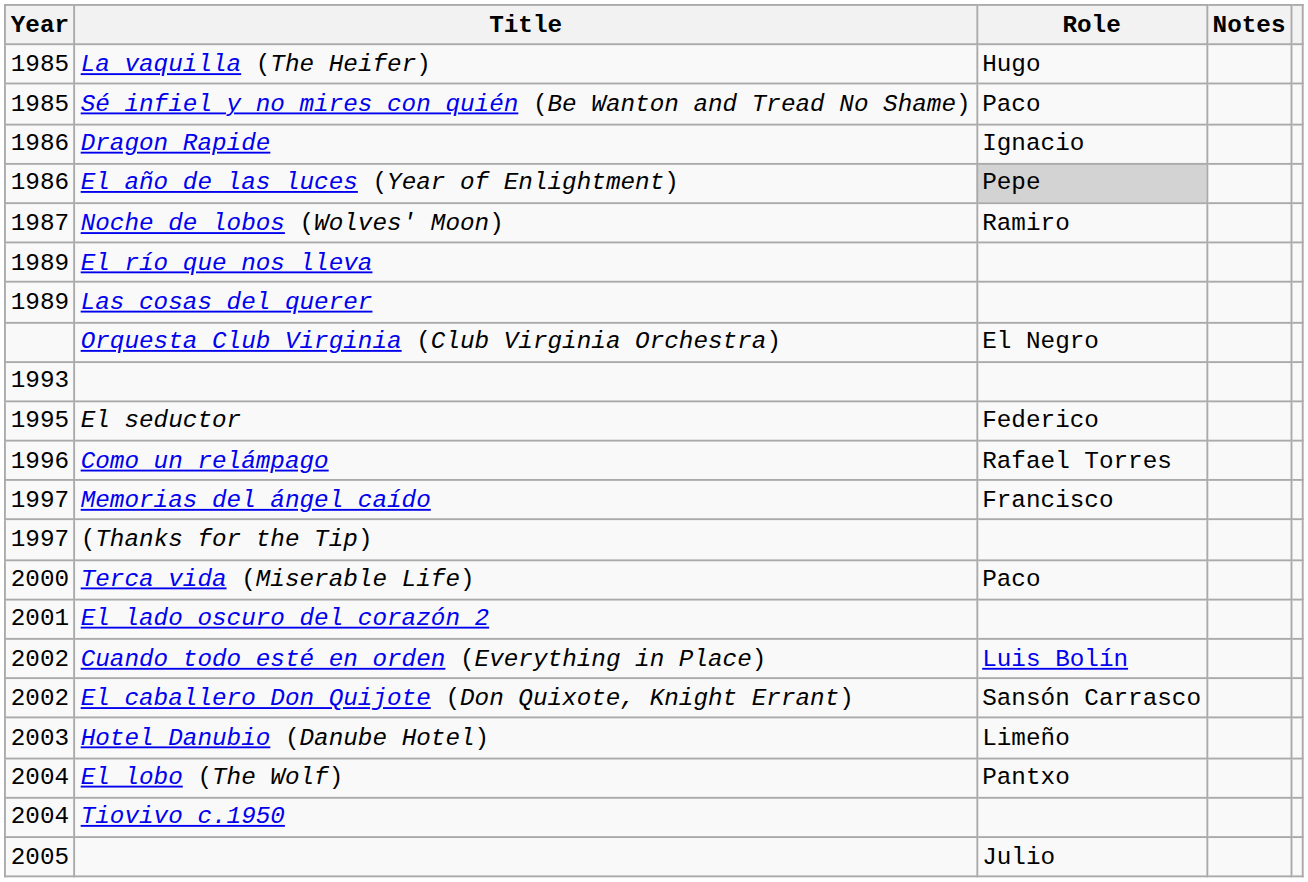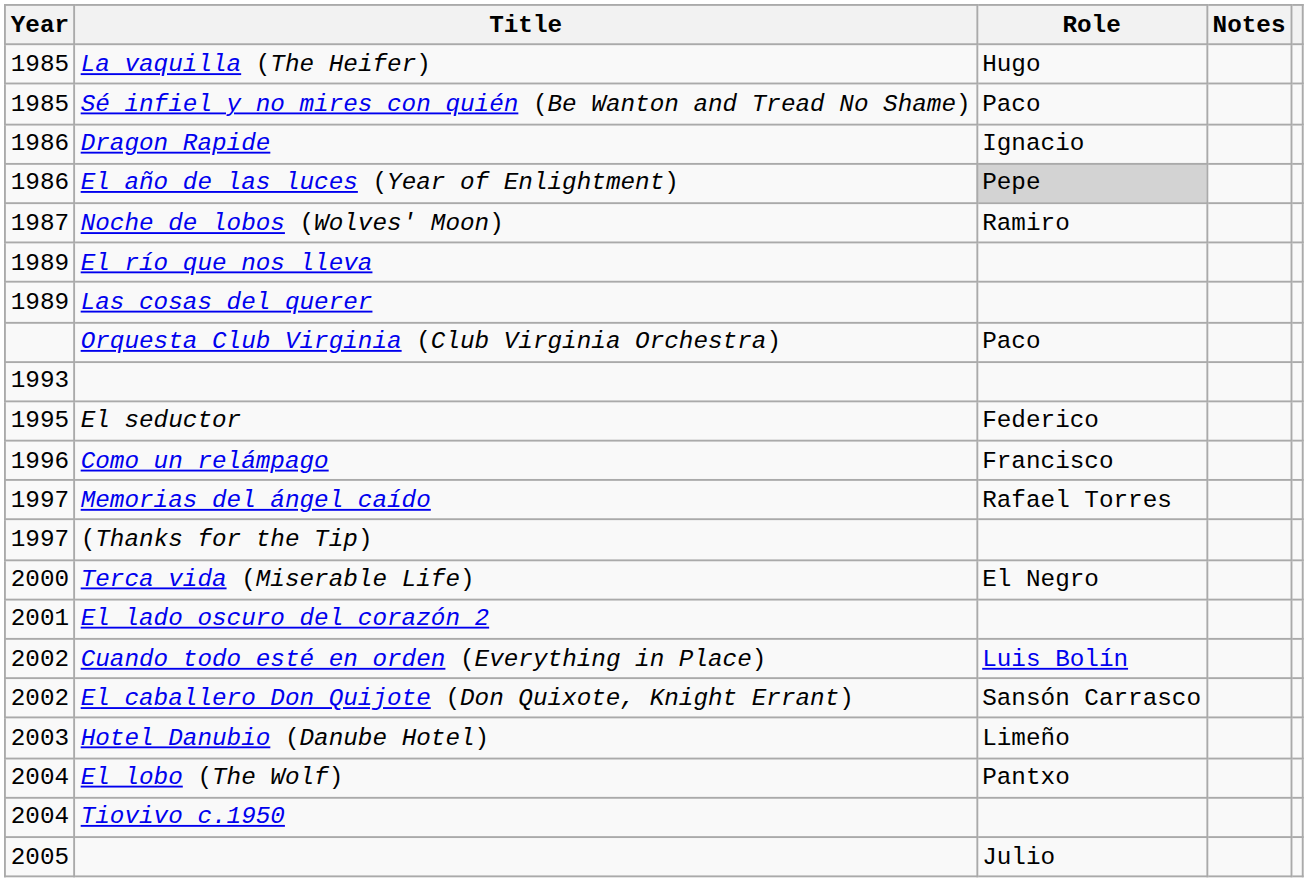(1041, 342) El Negro -> (1011, 342) Paco
(1077, 461) Rafael Torres -> (1048, 461) Francisco
(1048, 500) Francisco -> (1077, 500) Rafael Torres
(1011, 579) Paco -> (1041, 579) El Negro
